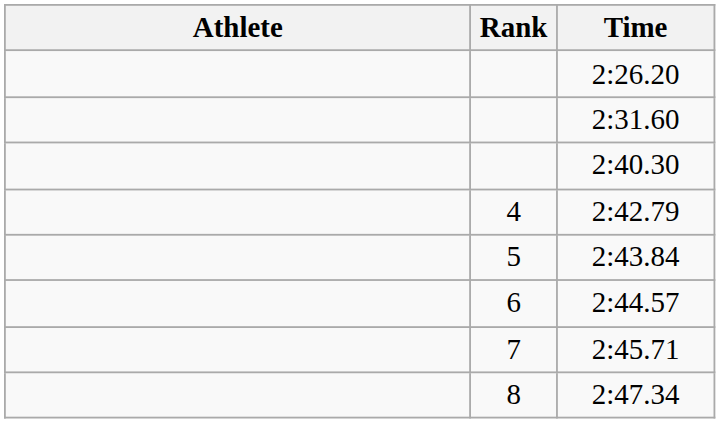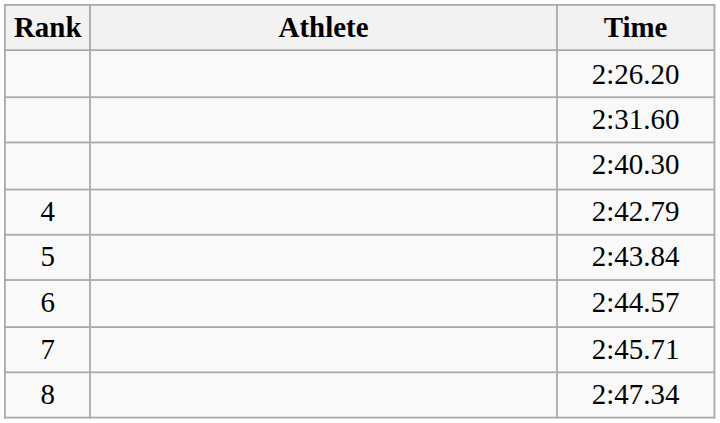columns swapped: (514, 27) <-> (238, 27)
